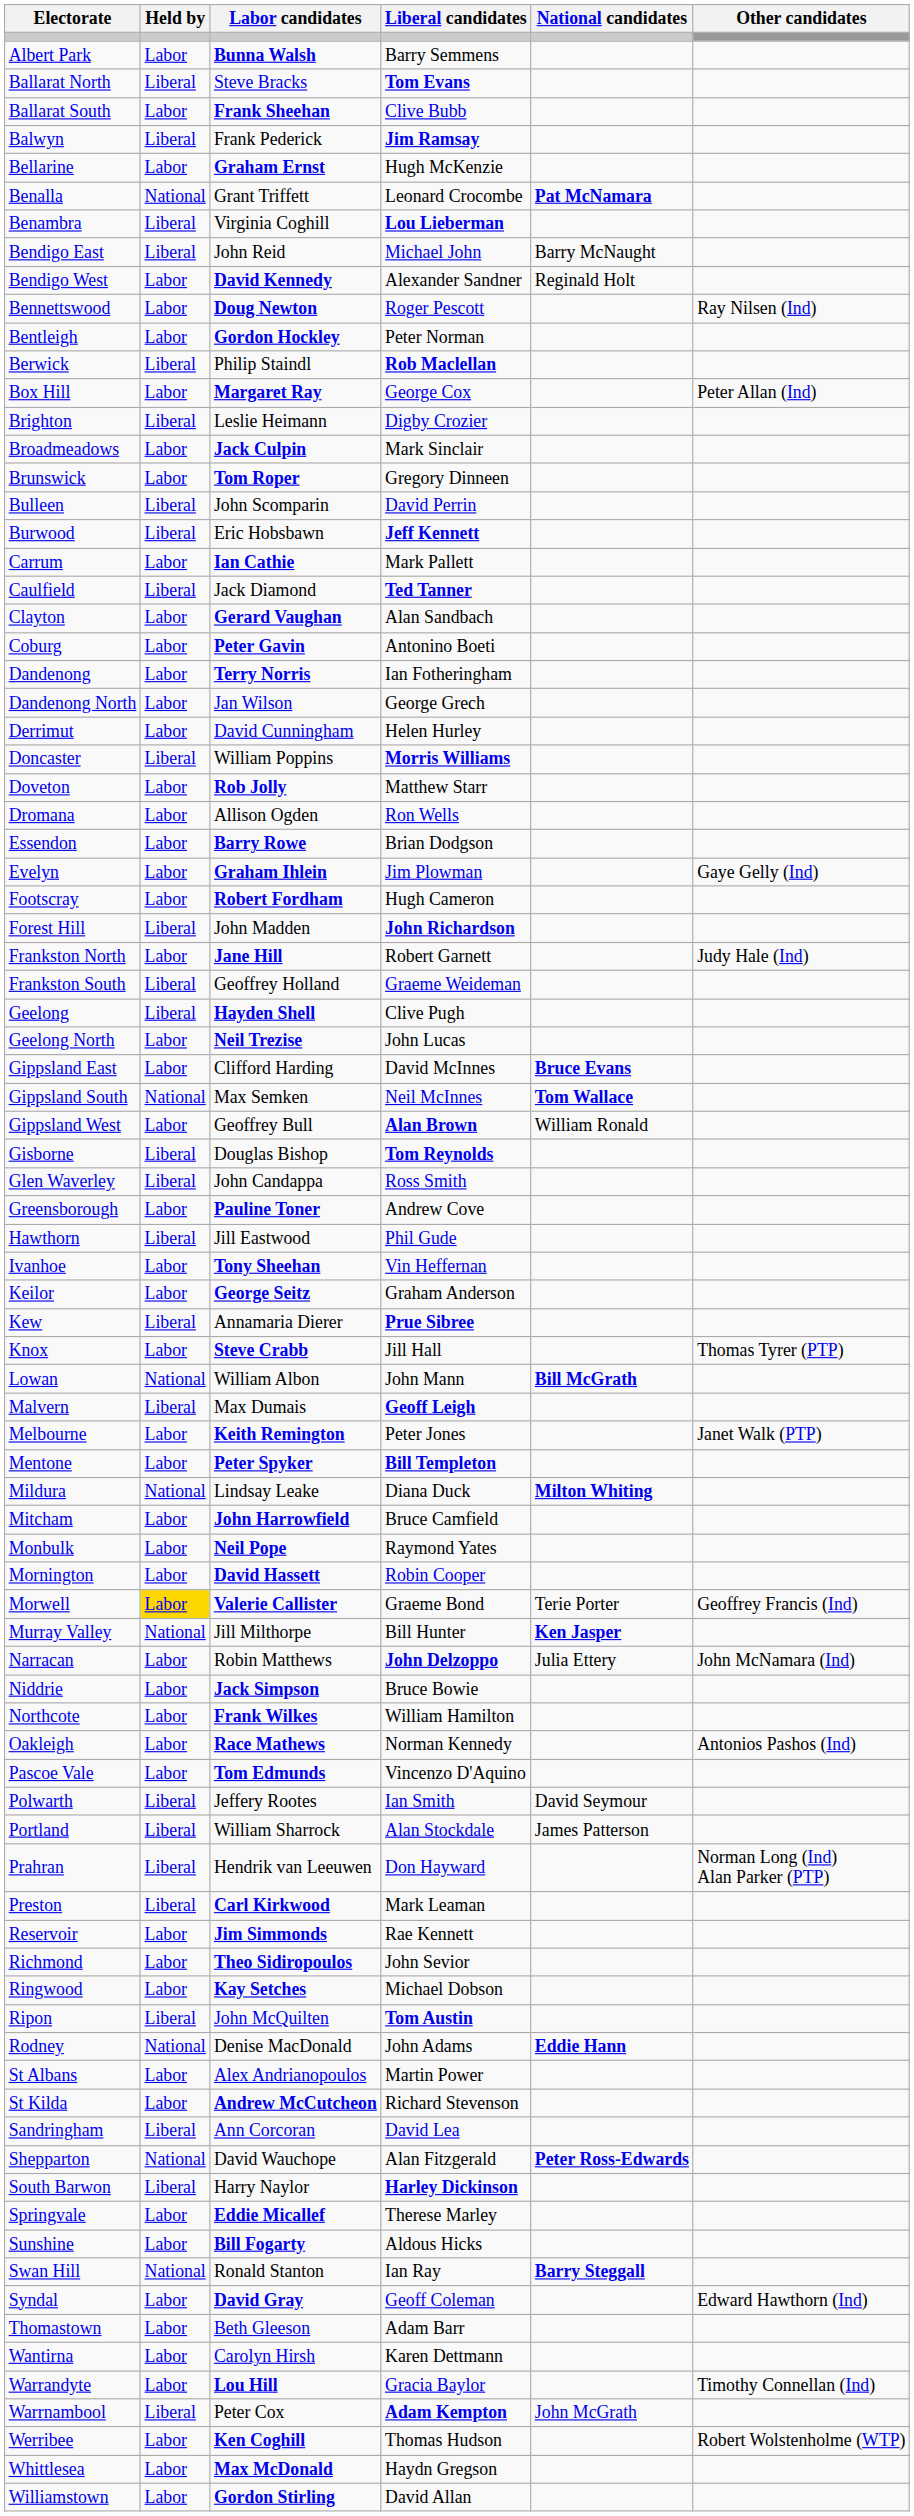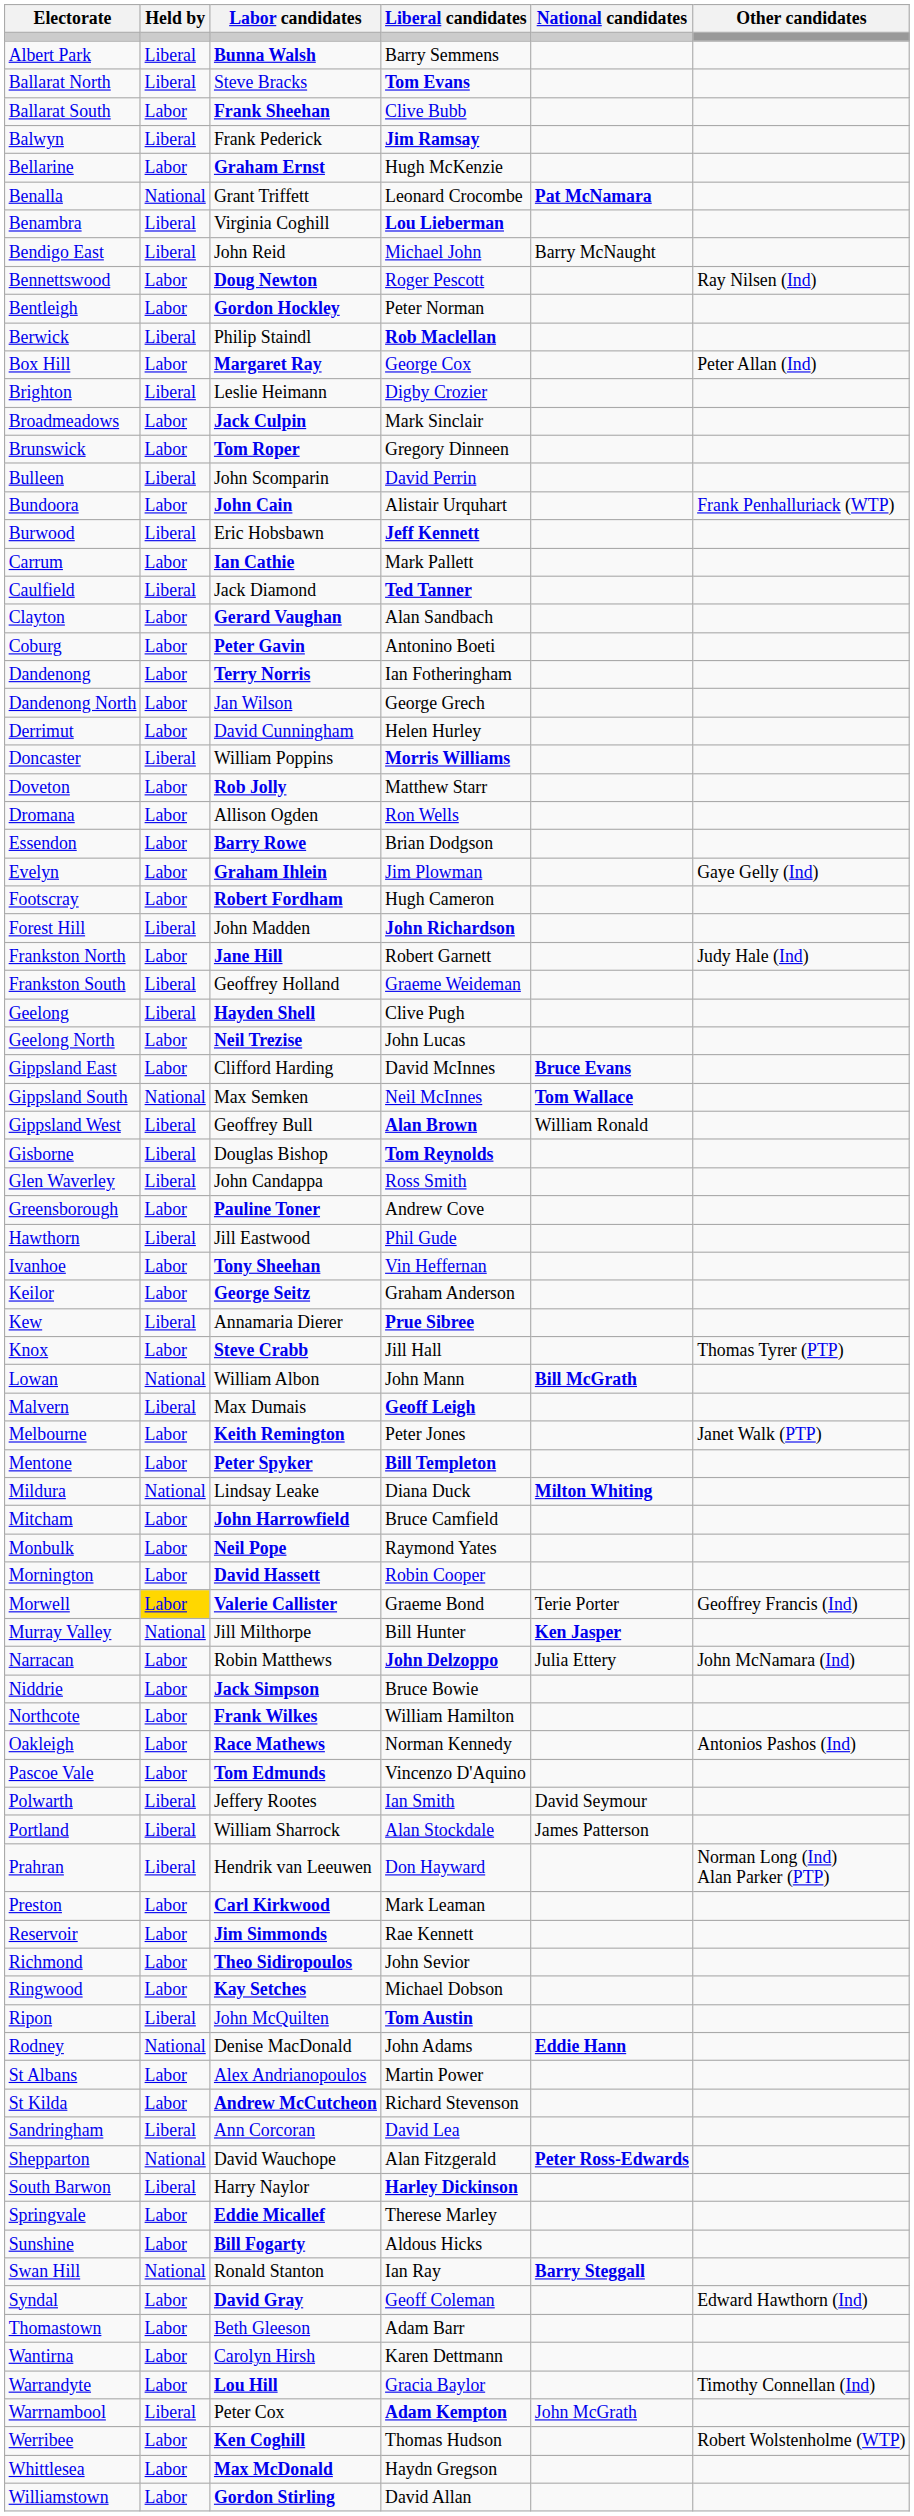(166, 54) Labor -> (170, 54) Liberal
- row: (58, 280)
+ row: (44, 505)
(166, 1125) Labor -> (170, 1125) Liberal
(170, 1905) Liberal -> (166, 1905) Labor
